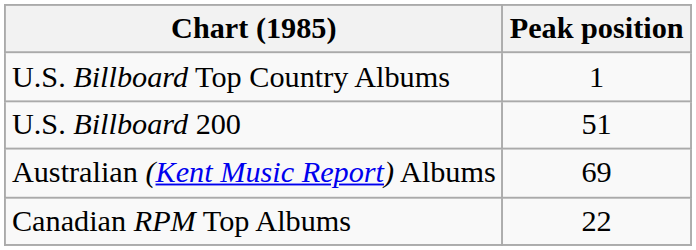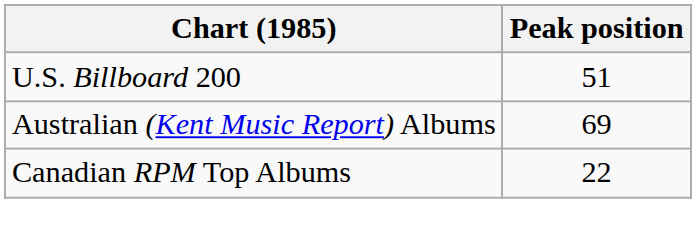- row: (231, 76)
